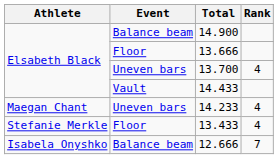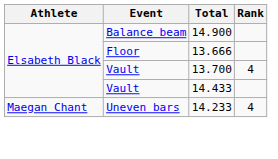(150, 70) Uneven bars -> (123, 70) Vault
- row: (218, 126)
- row: (218, 144)
